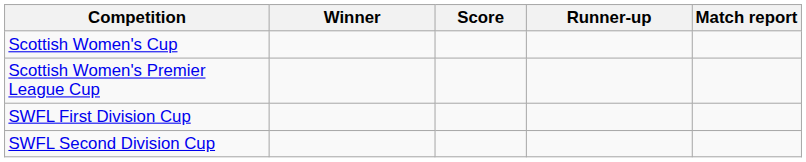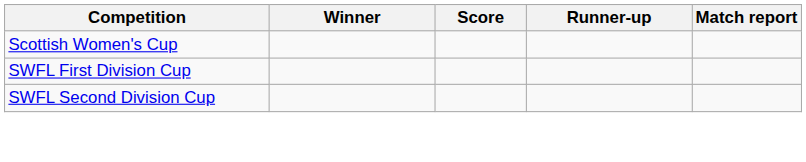- row: (107, 80)
